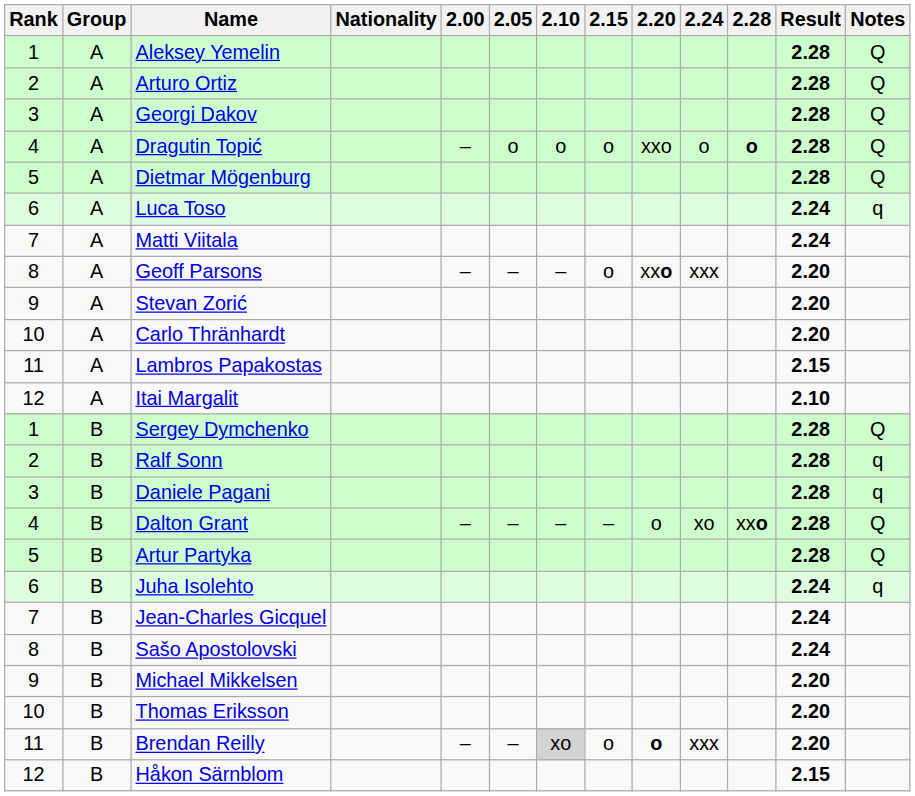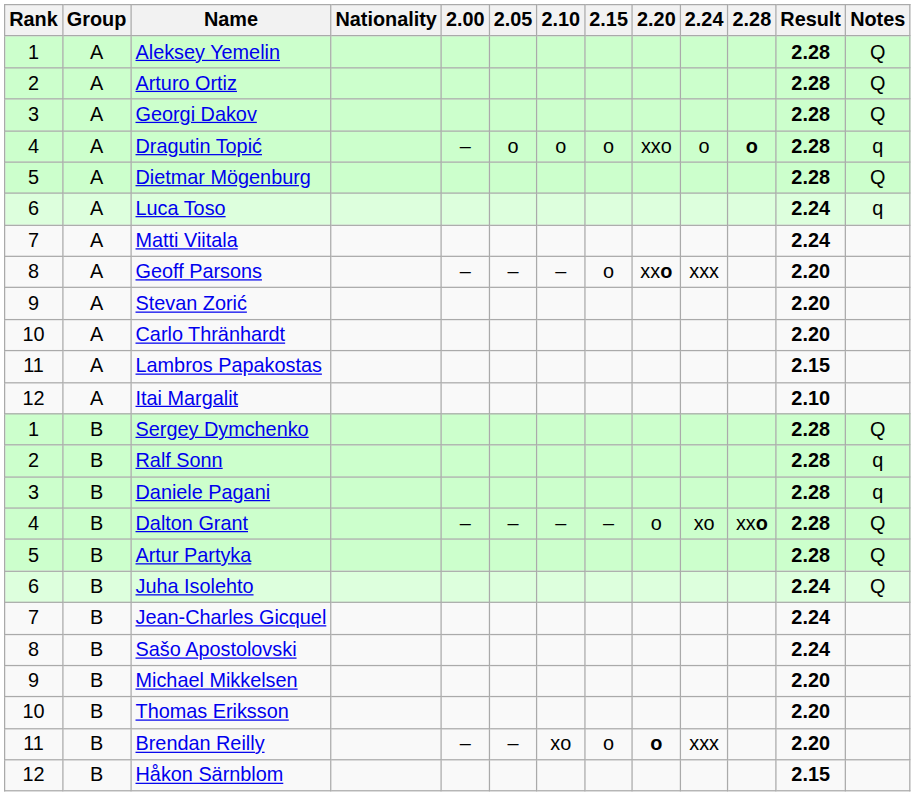(878, 146) Q -> (878, 146) q
(878, 586) q -> (878, 586) Q
(561, 743) lightgrey background -> (561, 743) no background
